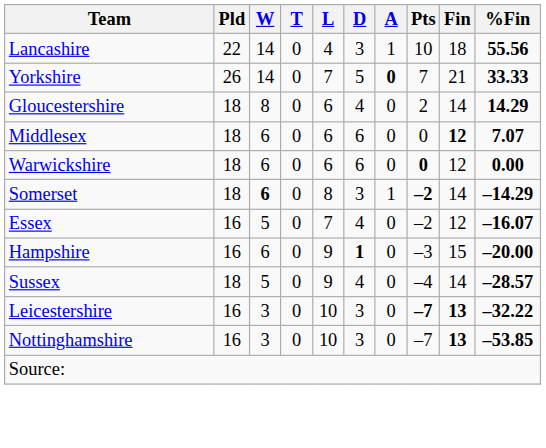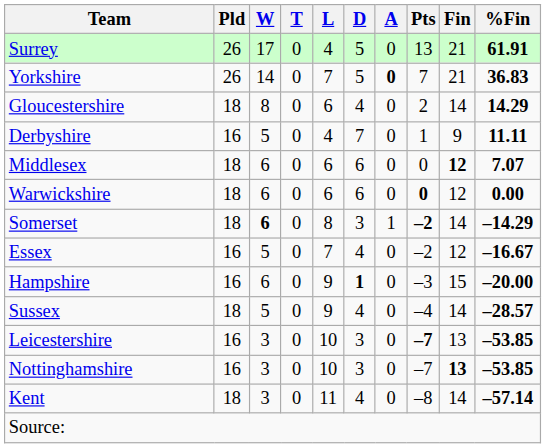+ row: (33, 48)
- row: (49, 48)
(508, 77) 33.33 -> (508, 77) 36.83
+ row: (50, 135)
(508, 223) –16.07 -> (508, 252) –16.67
(457, 310) bold -> (457, 340) normal
(508, 310) –32.22 -> (508, 340) –53.85
+ row: (27, 398)
